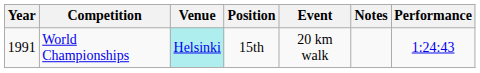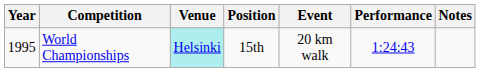columns swapped: (433, 16) <-> (371, 16)
(22, 47) 1991 -> (22, 47) 1995
